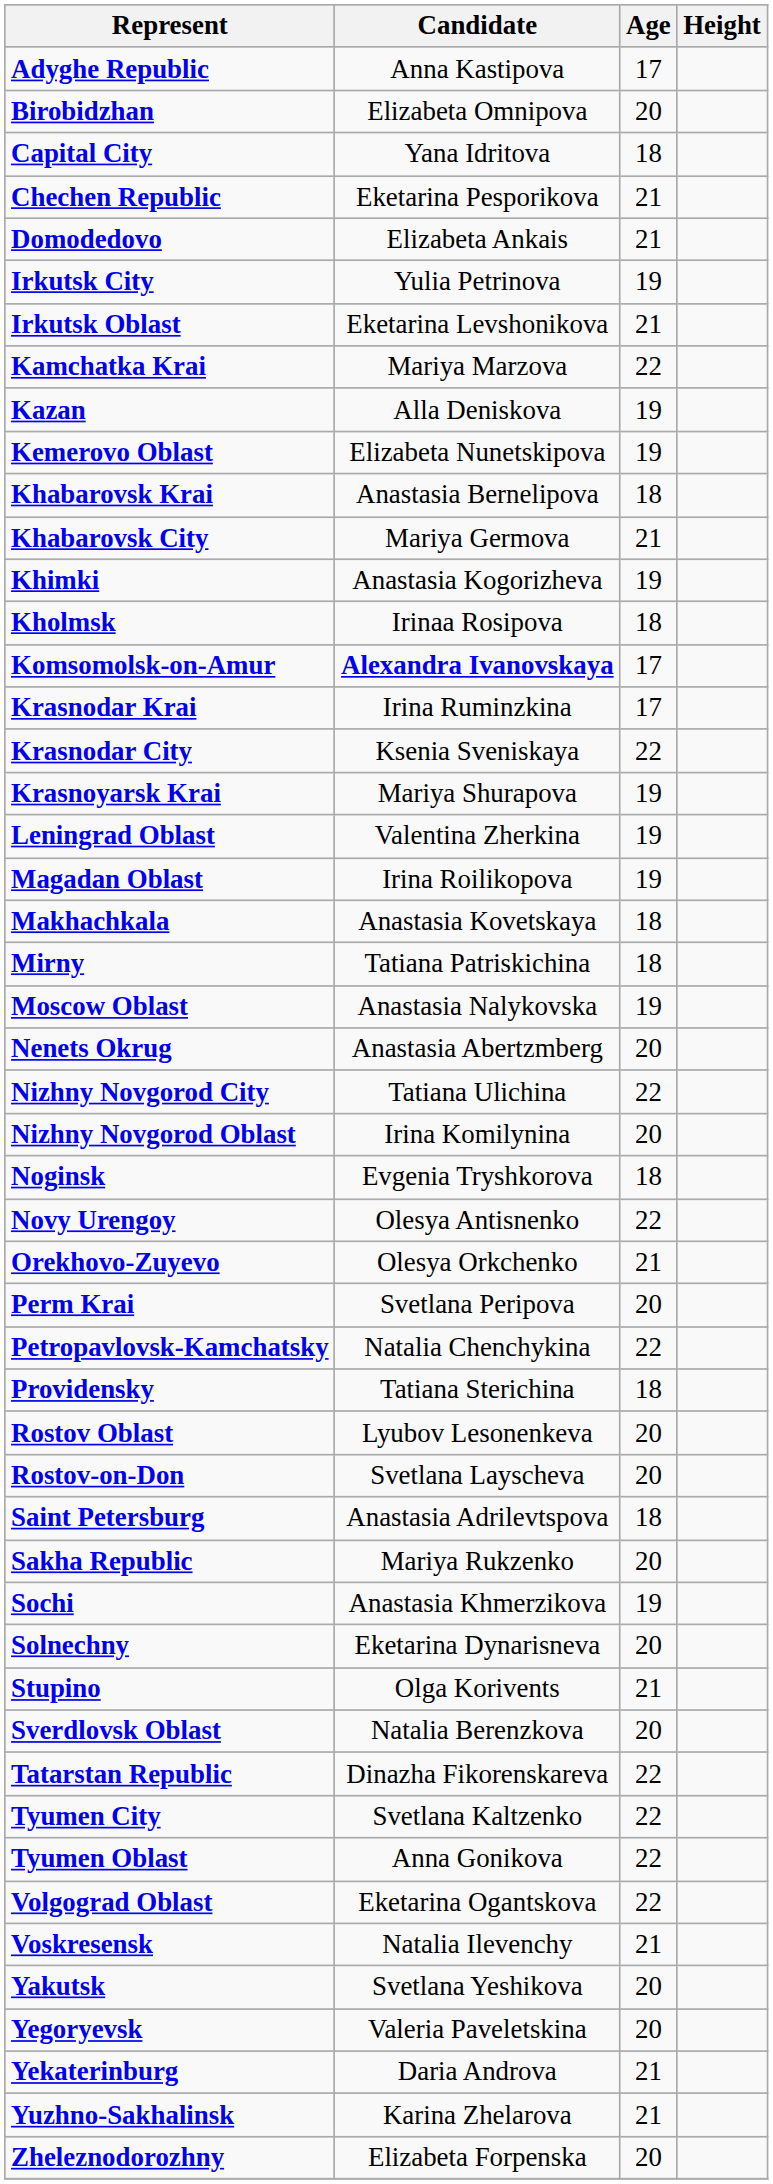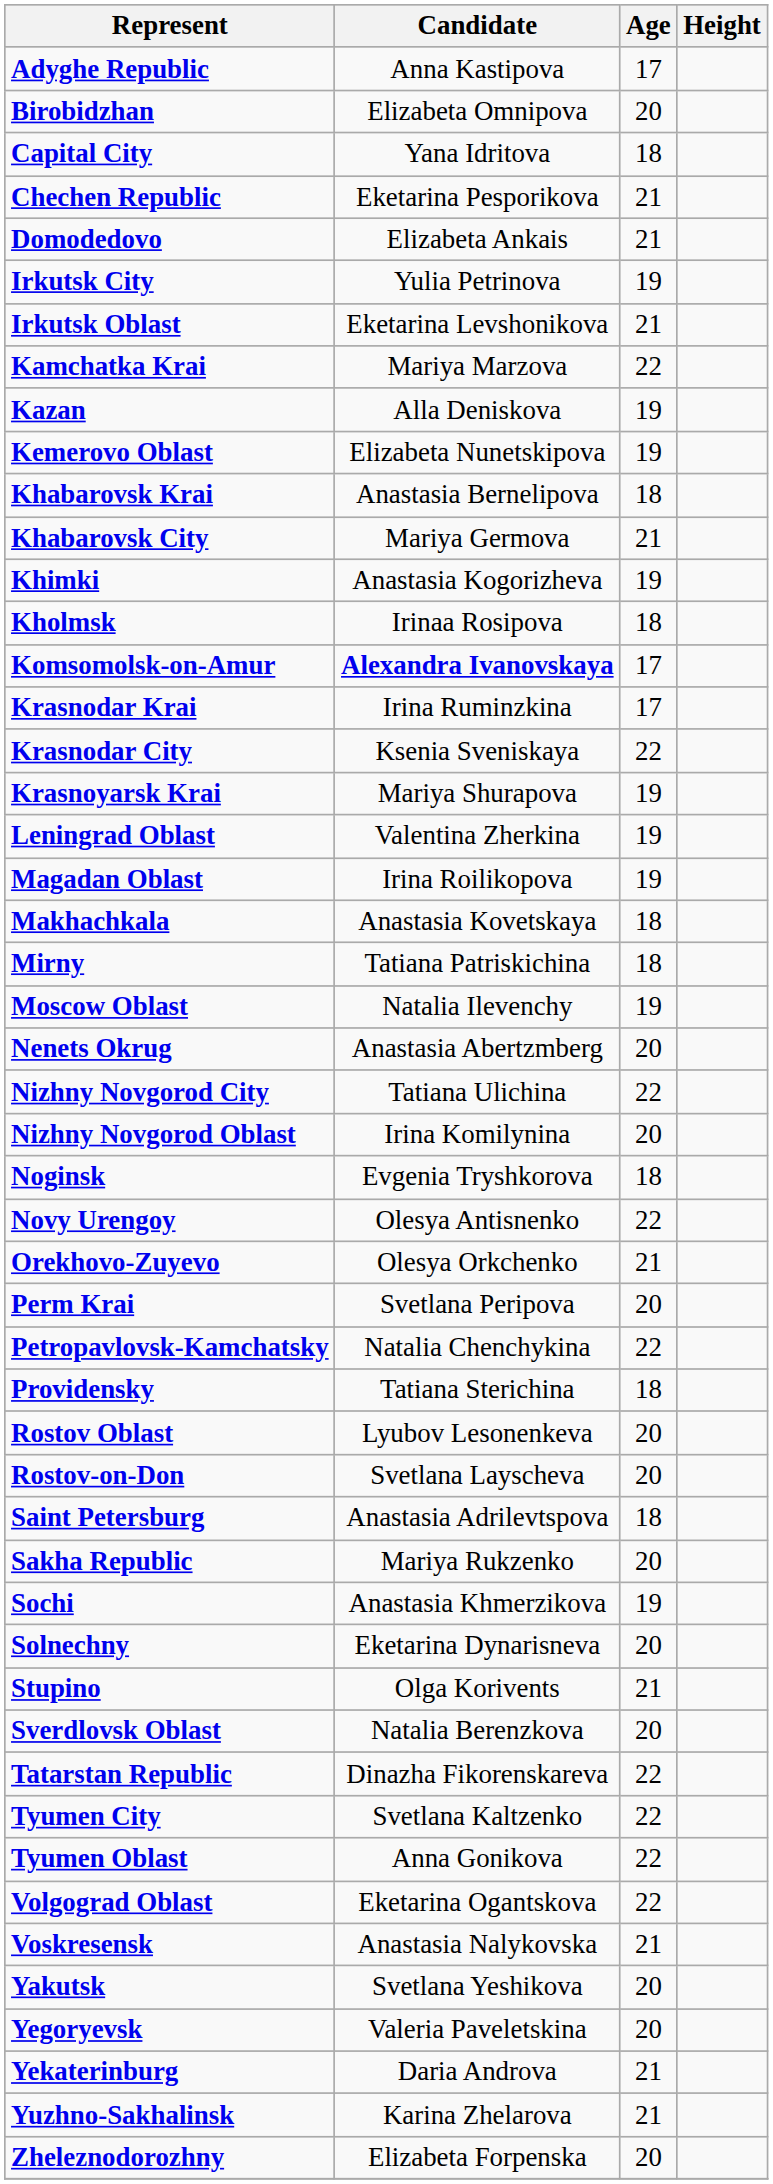(477, 1006) Anastasia Nalykovska -> (477, 1006) Natalia Ilevenchy
(477, 1944) Natalia Ilevenchy -> (477, 1944) Anastasia Nalykovska
